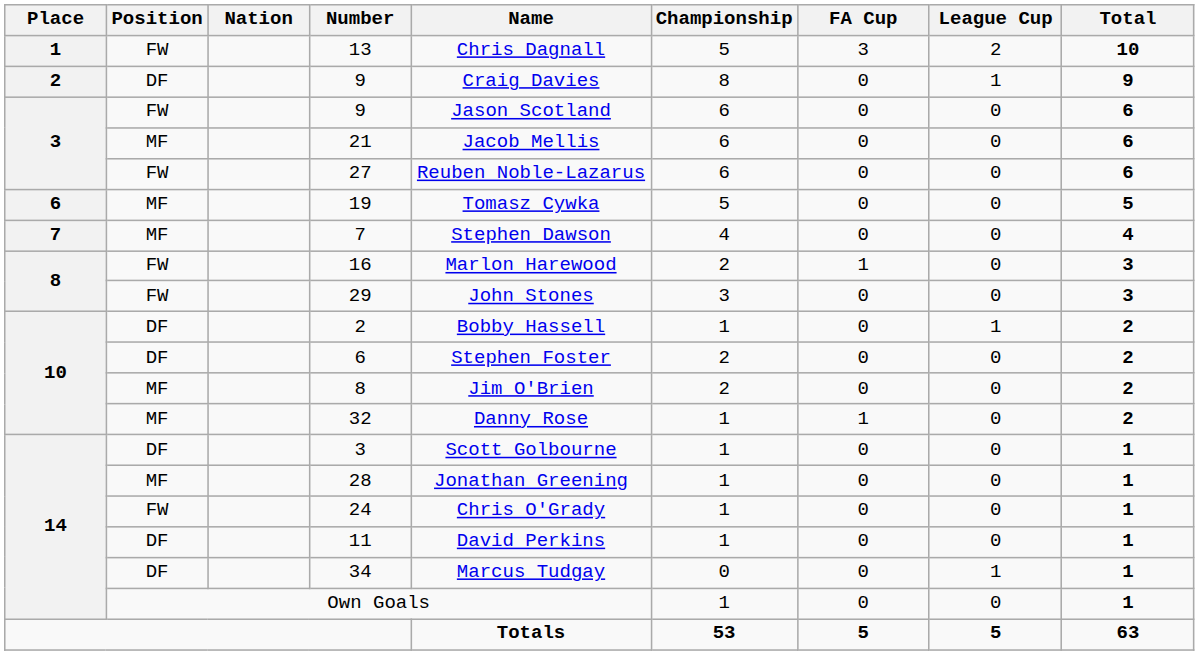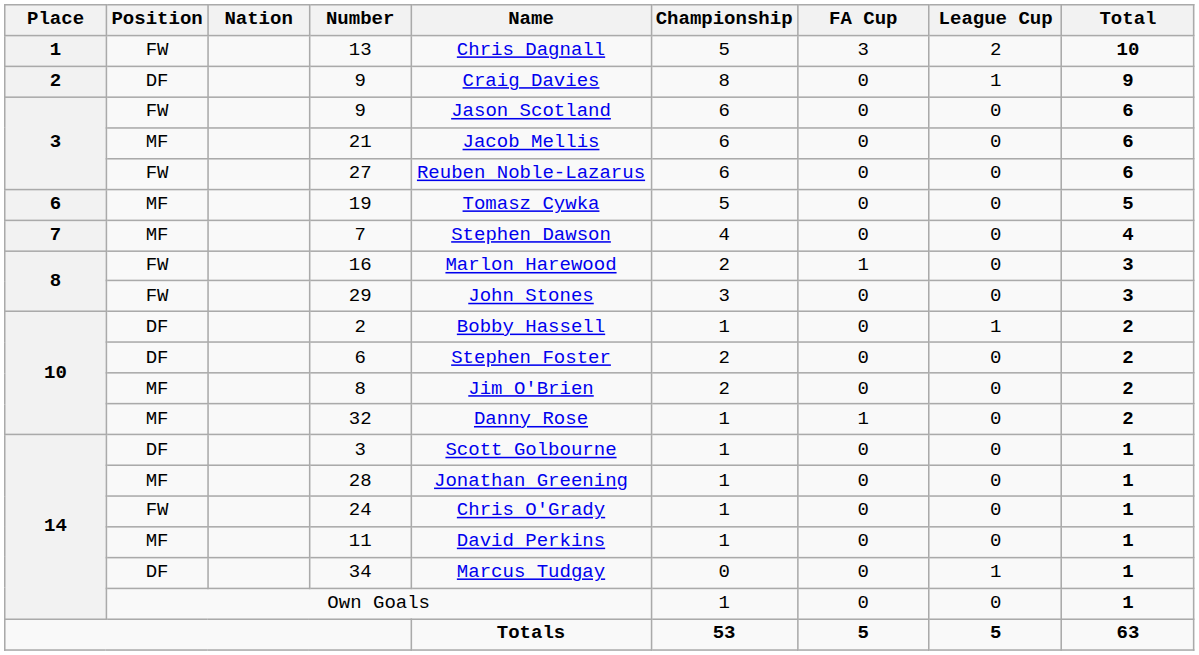(157, 542) DF -> (157, 542) MF
